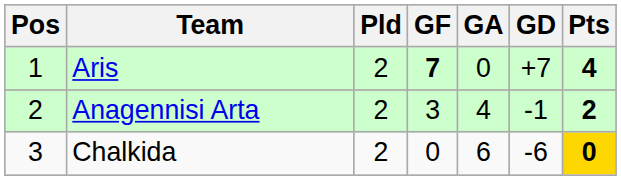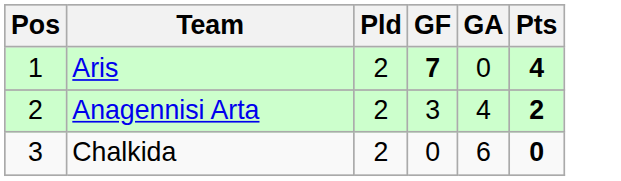- column: (536, 25)
(589, 152) gold background -> (537, 152) no background
